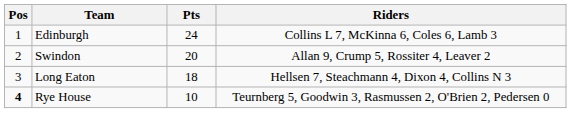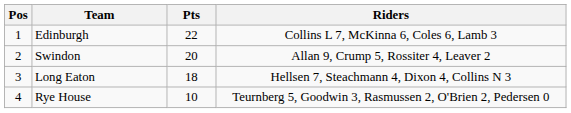(191, 35) 24 -> (191, 35) 22
(18, 97) bold -> (18, 97) normal
